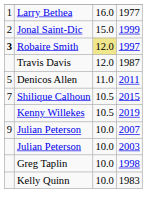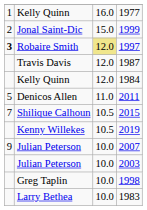(45, 12) Larry Bethea -> (43, 12) Kelly Quinn
+ row: (129, 79)
(43, 180) Kelly Quinn -> (45, 197) Larry Bethea
